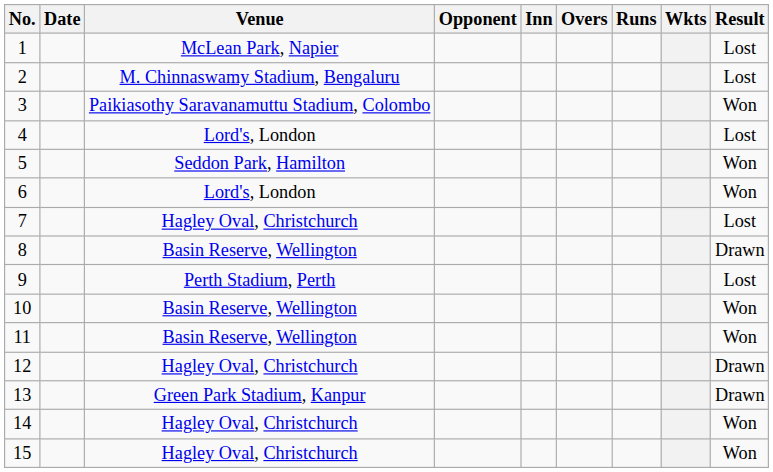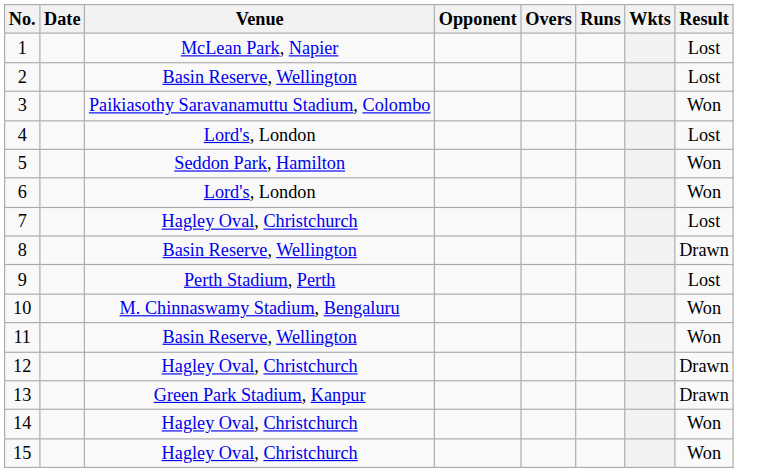- column: (539, 18)
(260, 76) M. Chinnaswamy Stadium, Bengaluru -> (260, 76) Basin Reserve, Wellington
(260, 308) Basin Reserve, Wellington -> (260, 308) M. Chinnaswamy Stadium, Bengaluru
